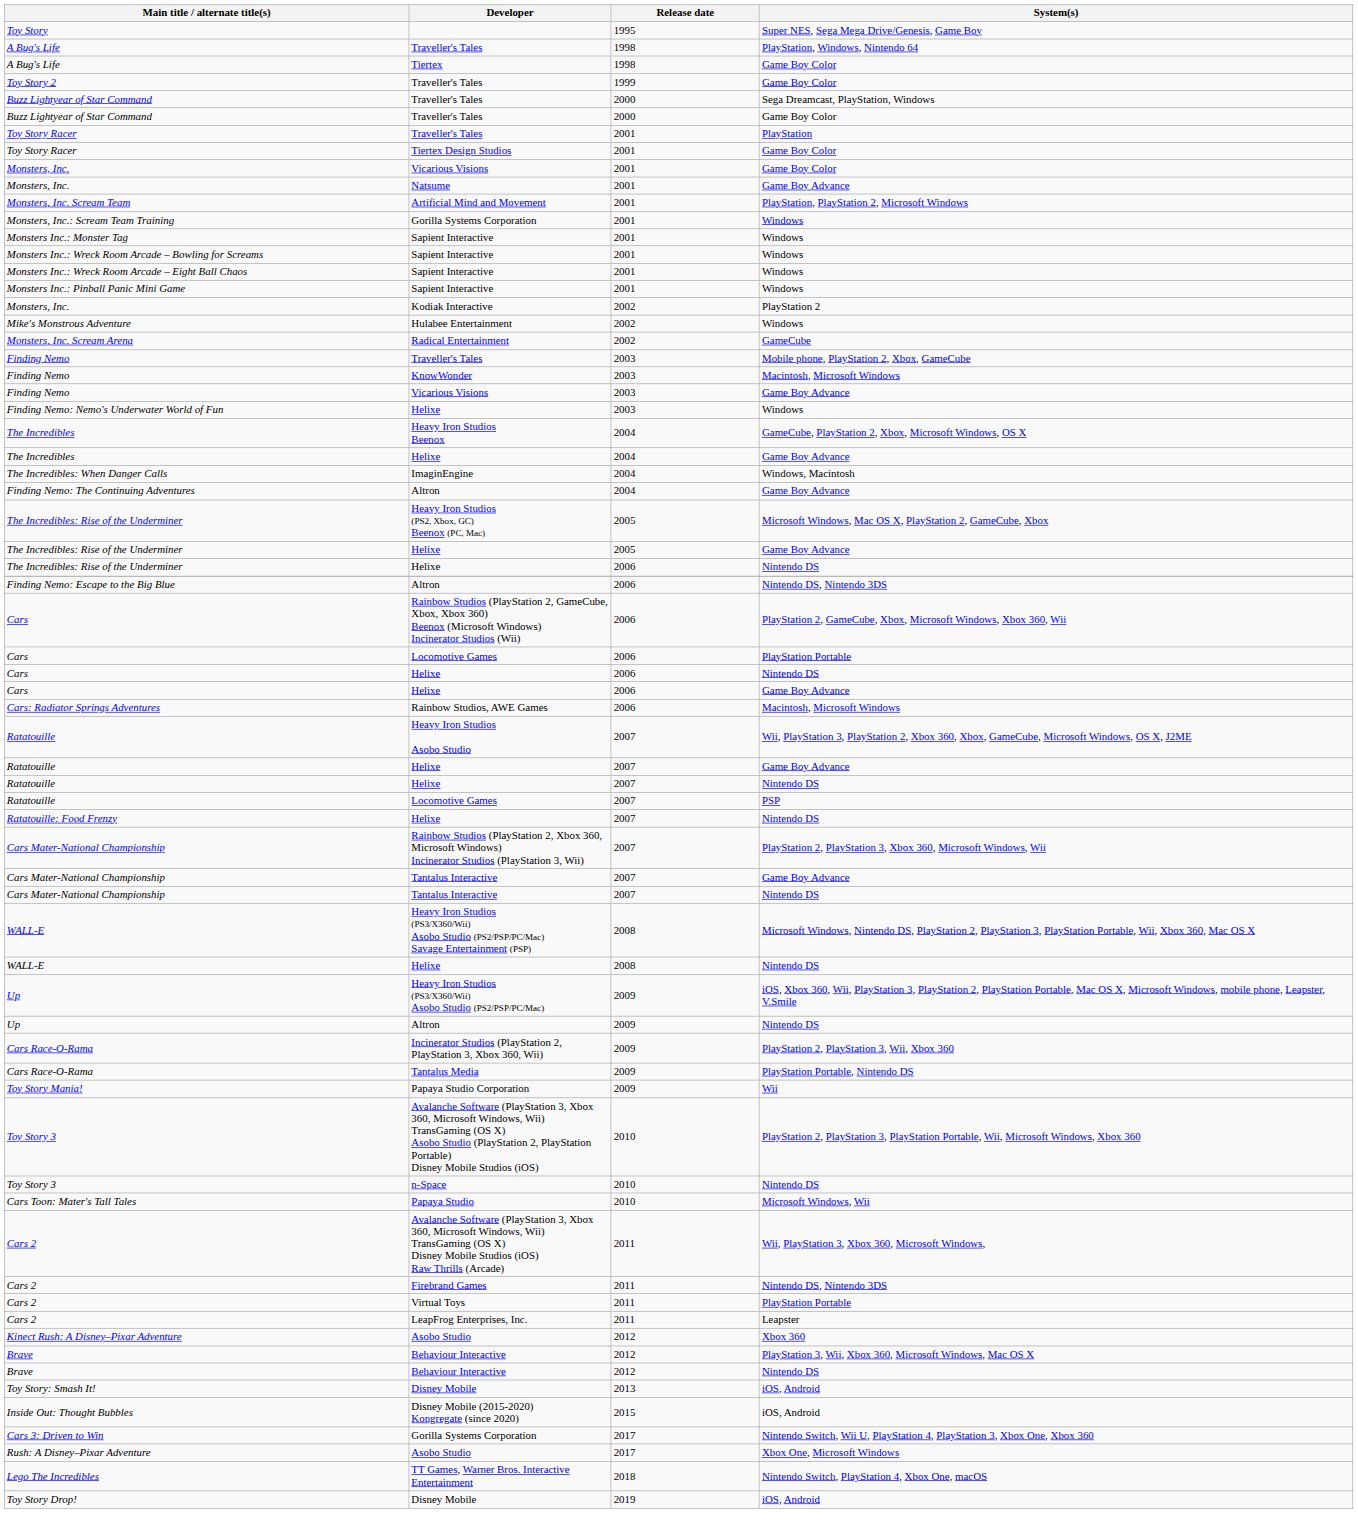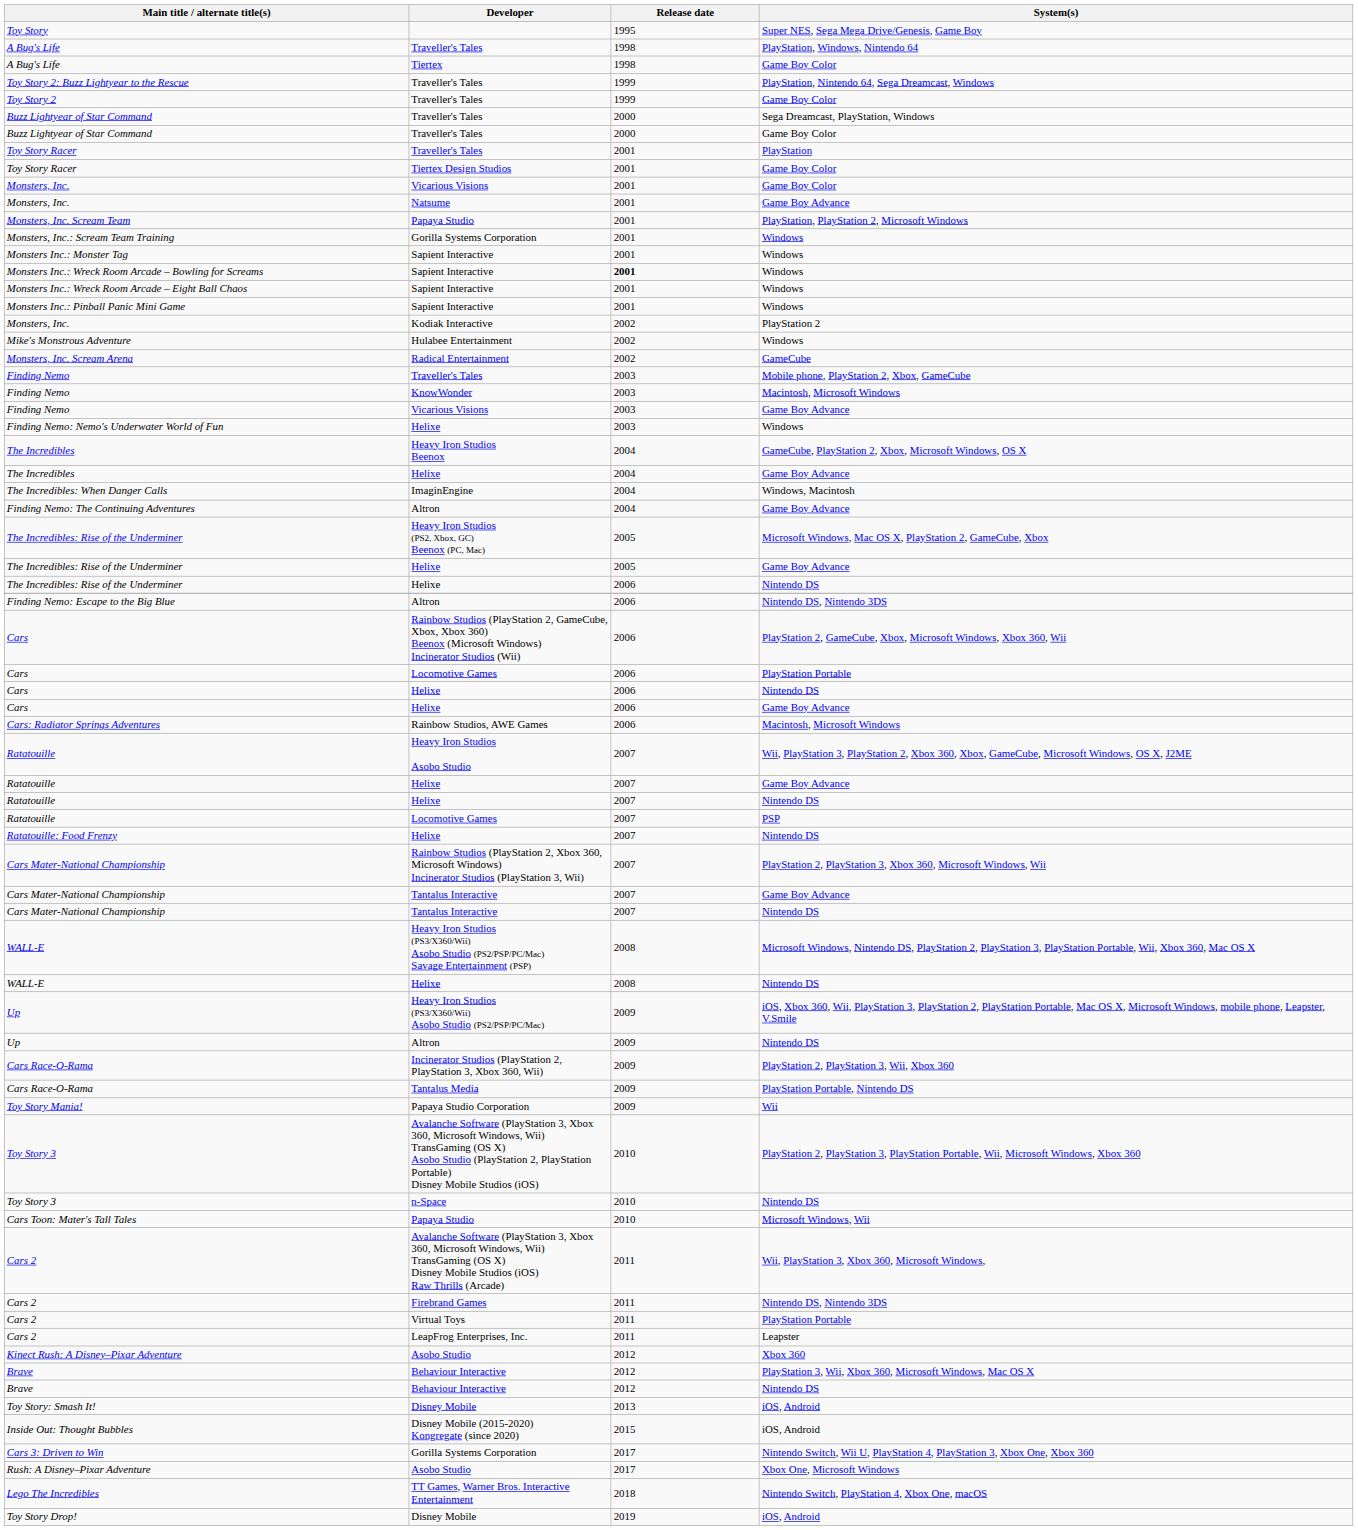+ row: (98, 82)
(479, 202) Artificial Mind and Movement -> (443, 220) Papaya Studio
(625, 254) normal -> (625, 271) bold
